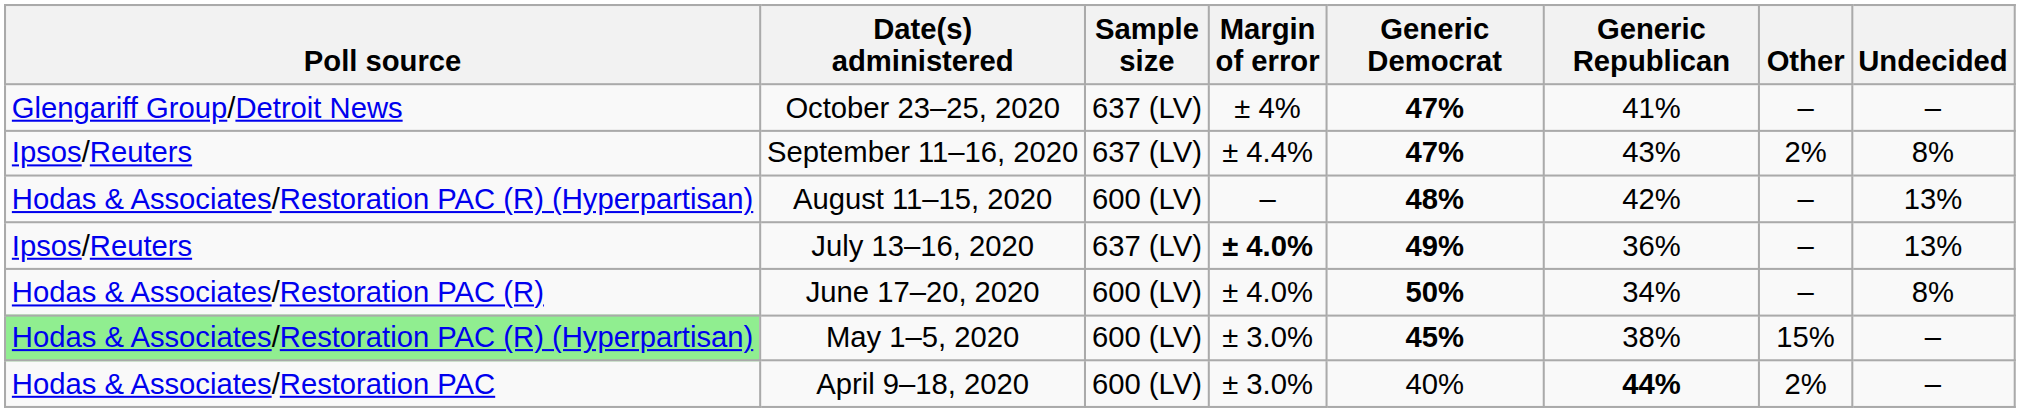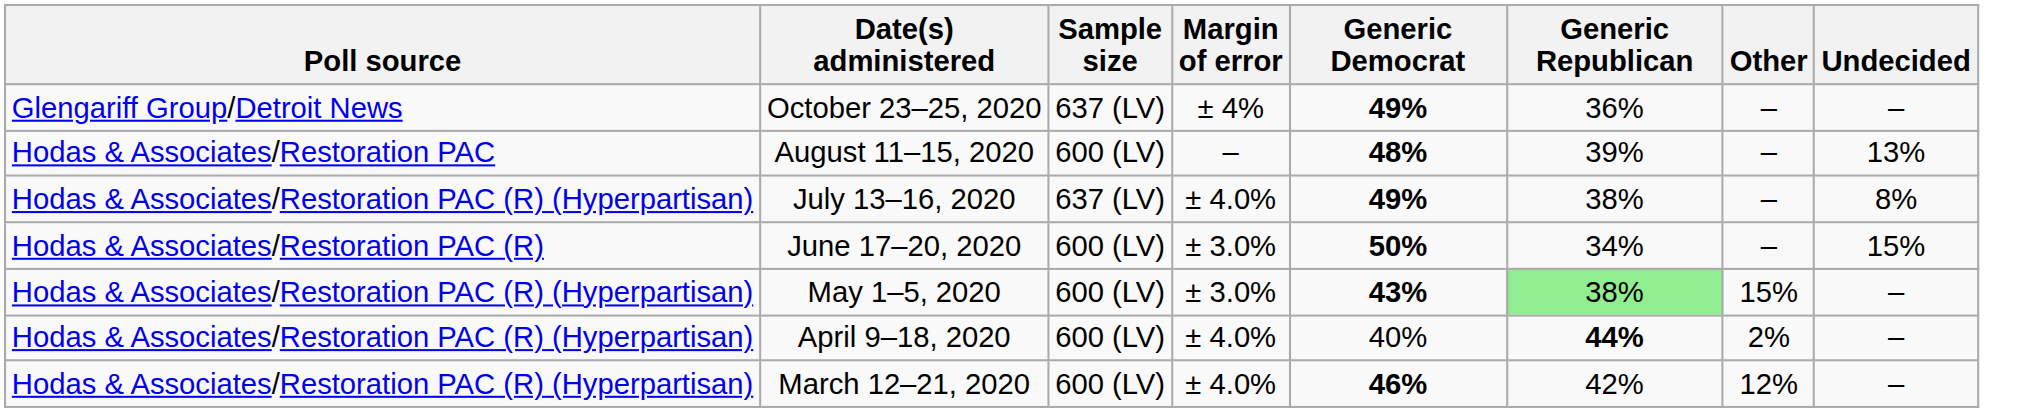(1435, 107) 47% -> (1398, 107) 49%
(1651, 107) 41% -> (1615, 107) 36%
- row: (923, 153)
(383, 200) Hodas & Associates/Restoration PAC (R) (Hyperpartisan) -> (254, 153) Hodas & Associates/Restoration PAC
(1651, 200) 42% -> (1615, 153) 39%
(102, 246) Ipsos/Reuters -> (383, 200) Hodas & Associates/Restoration PAC (R) (Hyperpartisan)
(1268, 246) bold -> (1231, 200) normal
(1651, 246) 36% -> (1615, 200) 38%
(1933, 246) 13% -> (1896, 200) 8%
(1268, 292) ± 4.0% -> (1231, 246) ± 3.0%
(1933, 292) 8% -> (1896, 246) 15%
(383, 338) lightgreen background -> (383, 292) no background
(1435, 338) 45% -> (1398, 292) 43%
(1651, 338) no background -> (1615, 292) lightgreen background
(254, 384) Hodas & Associates/Restoration PAC -> (383, 338) Hodas & Associates/Restoration PAC (R) (Hyperpartisan)
(1268, 384) ± 3.0% -> (1231, 338) ± 4.0%
+ row: (904, 384)
